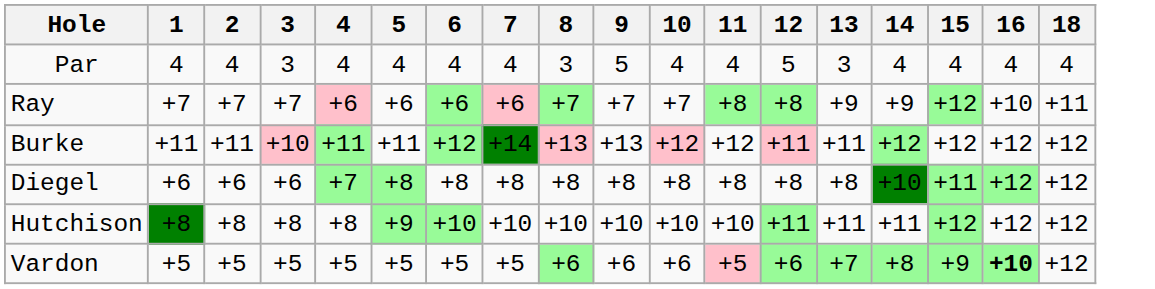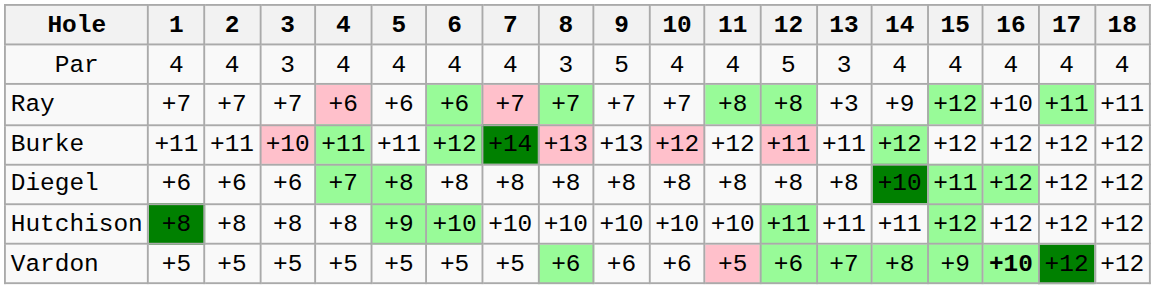+ column: (1067, 25)
(510, 105) +6 -> (510, 105) +7
(844, 105) +9 -> (844, 105) +3
